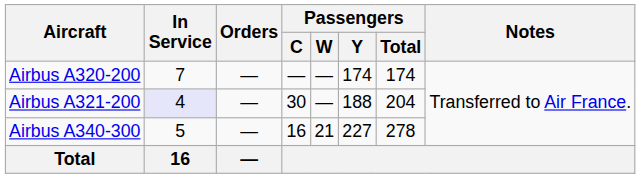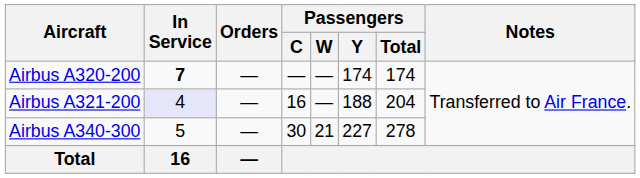(180, 74) normal -> (180, 74) bold
(296, 103) 30 -> (296, 103) 16
(296, 131) 16 -> (296, 131) 30
